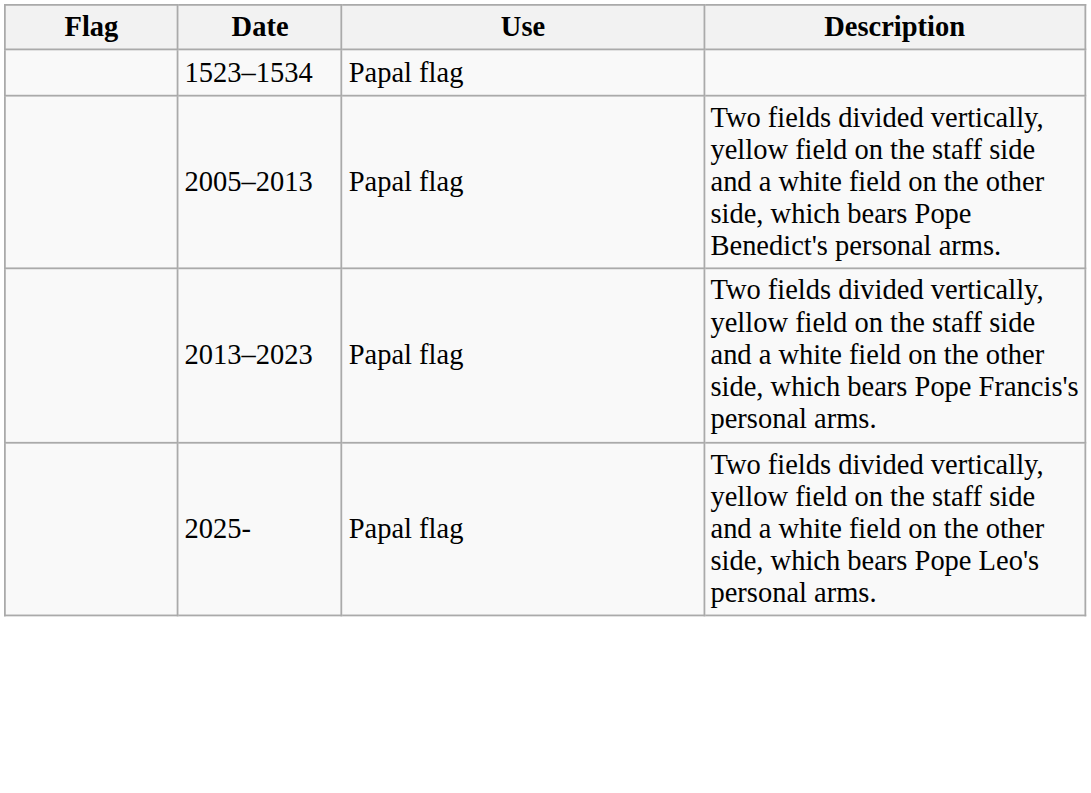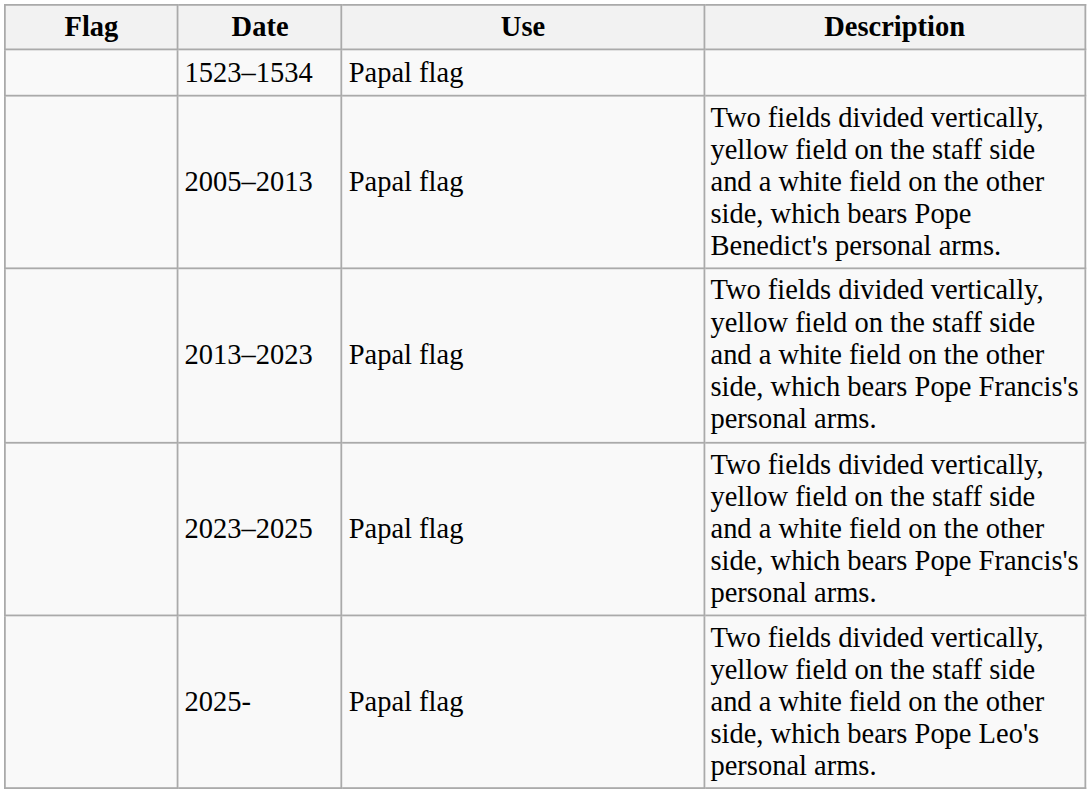+ row: (249, 528)
